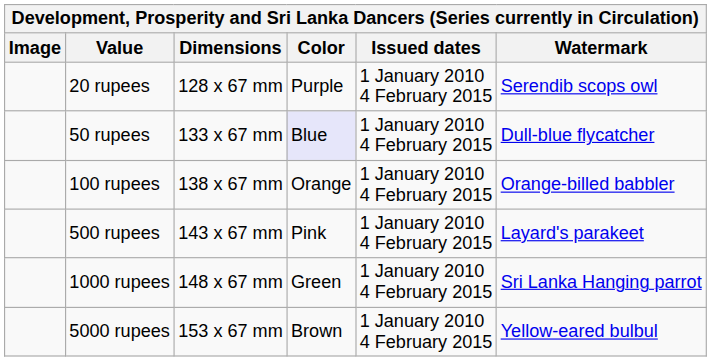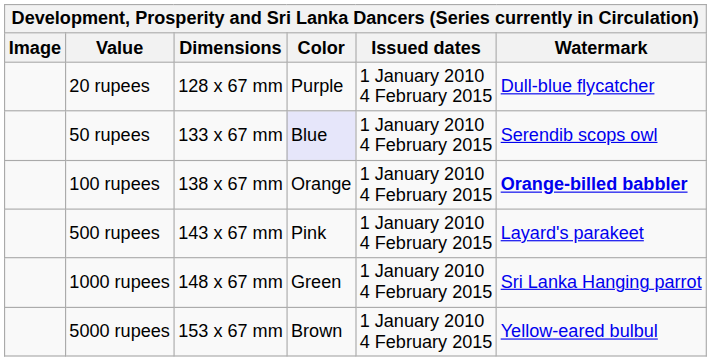(579, 86) Serendib scops owl -> (578, 86) Dull-blue flycatcher
(578, 135) Dull-blue flycatcher -> (579, 135) Serendib scops owl
(588, 184) normal -> (594, 184) bold
